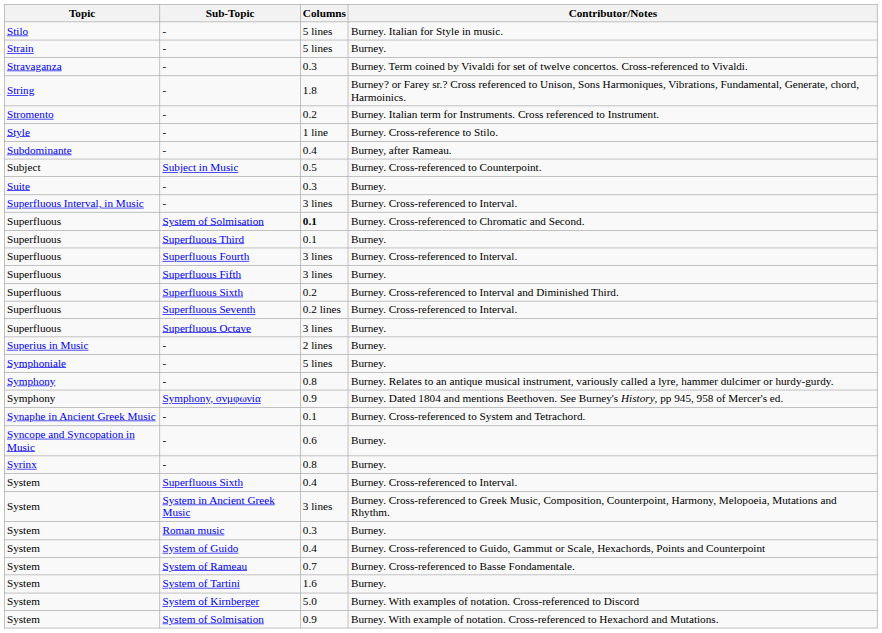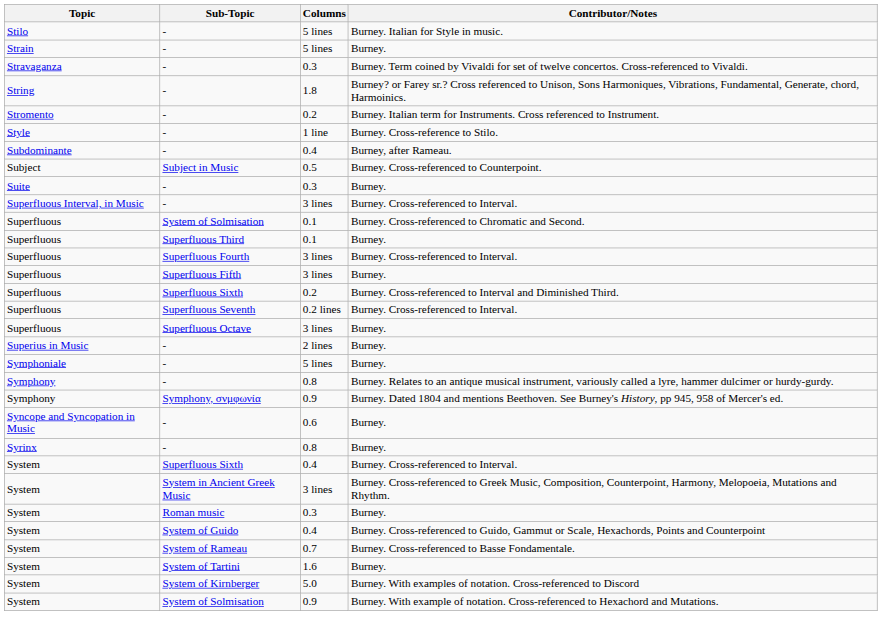(310, 221) bold -> (310, 221) normal
- row: (81, 416)
